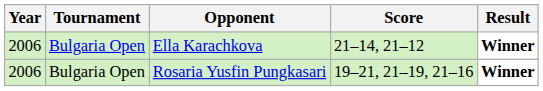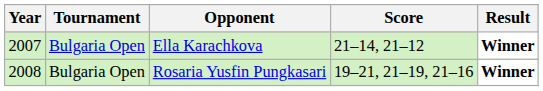(25, 45) 2006 -> (25, 45) 2007
(25, 72) 2006 -> (25, 72) 2008
